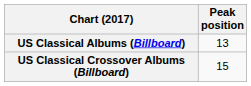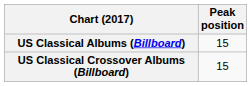(222, 43) 13 -> (222, 43) 15
